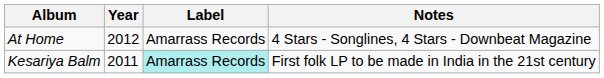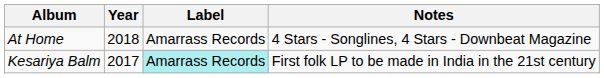(123, 38) 2012 -> (123, 38) 2018
(123, 61) 2011 -> (123, 61) 2017
